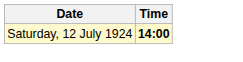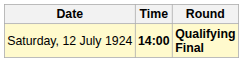+ column: (205, 14)
